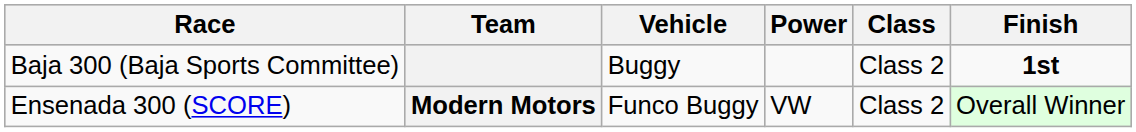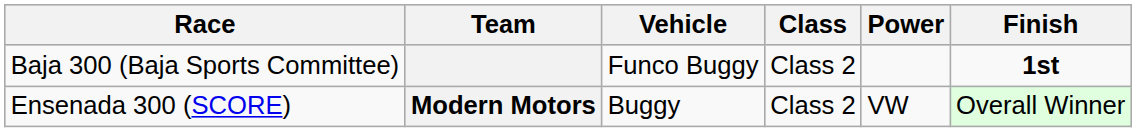columns swapped: (809, 24) <-> (902, 24)
(644, 65) Buggy -> (683, 65) Funco Buggy
(683, 106) Funco Buggy -> (644, 106) Buggy
